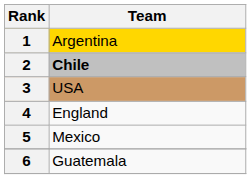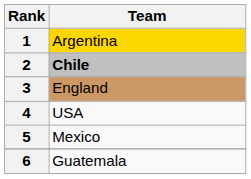(68, 88) USA -> (80, 88) England
(80, 112) England -> (68, 112) USA
